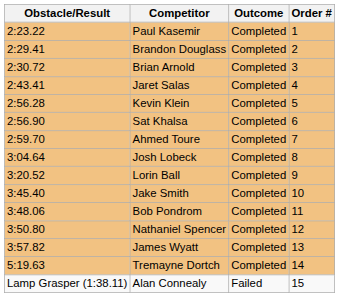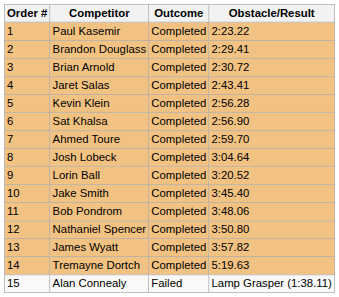columns swapped: (312, 13) <-> (67, 13)
